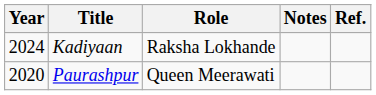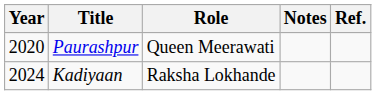rows swapped: (96, 75) <-> (88, 47)
